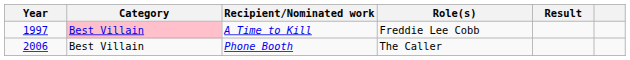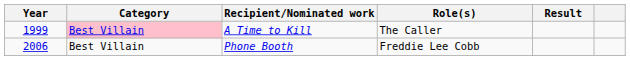(35, 30) 1997 -> (35, 30) 1999
(430, 30) Freddie Lee Cobb -> (411, 30) The Caller
(411, 47) The Caller -> (430, 47) Freddie Lee Cobb
